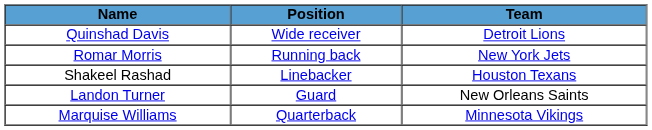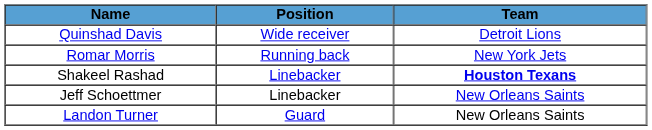(524, 75) normal -> (520, 75) bold
+ row: (111, 95)
- row: (118, 115)
